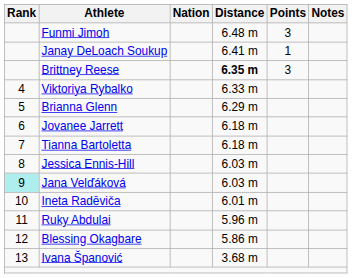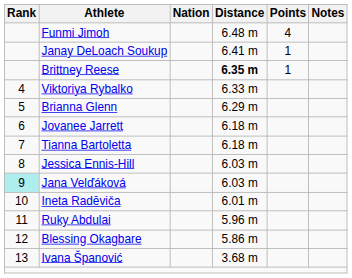(288, 32) 3 -> (288, 32) 4
(288, 70) 3 -> (288, 70) 1
